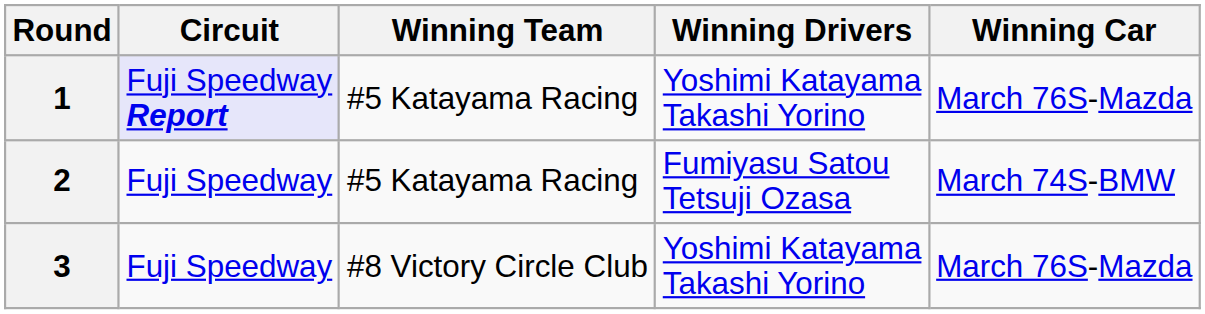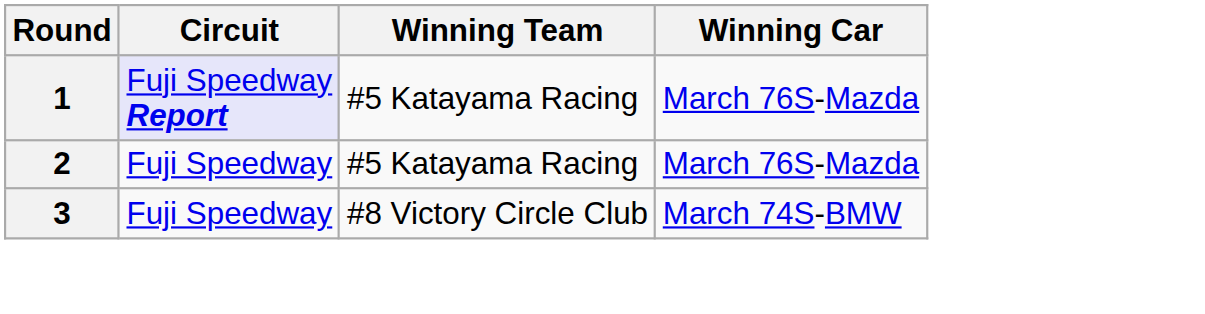- column: (792, 30)
(1056, 182) March 74S-BMW -> (791, 164) March 76S-Mazda
(1064, 266) March 76S-Mazda -> (782, 214) March 74S-BMW
